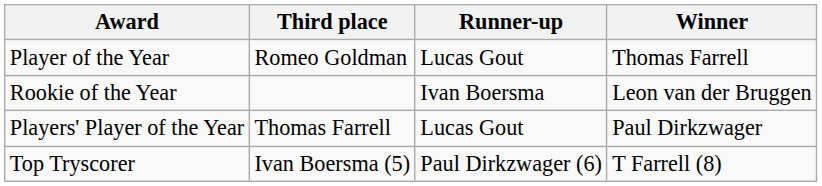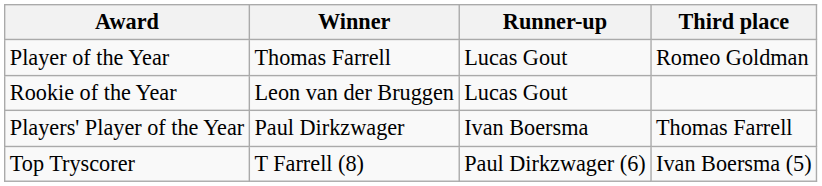columns swapped: (712, 22) <-> (332, 22)
(482, 92) Ivan Boersma -> (516, 92) Lucas Gout
(472, 127) Lucas Gout -> (526, 127) Ivan Boersma
